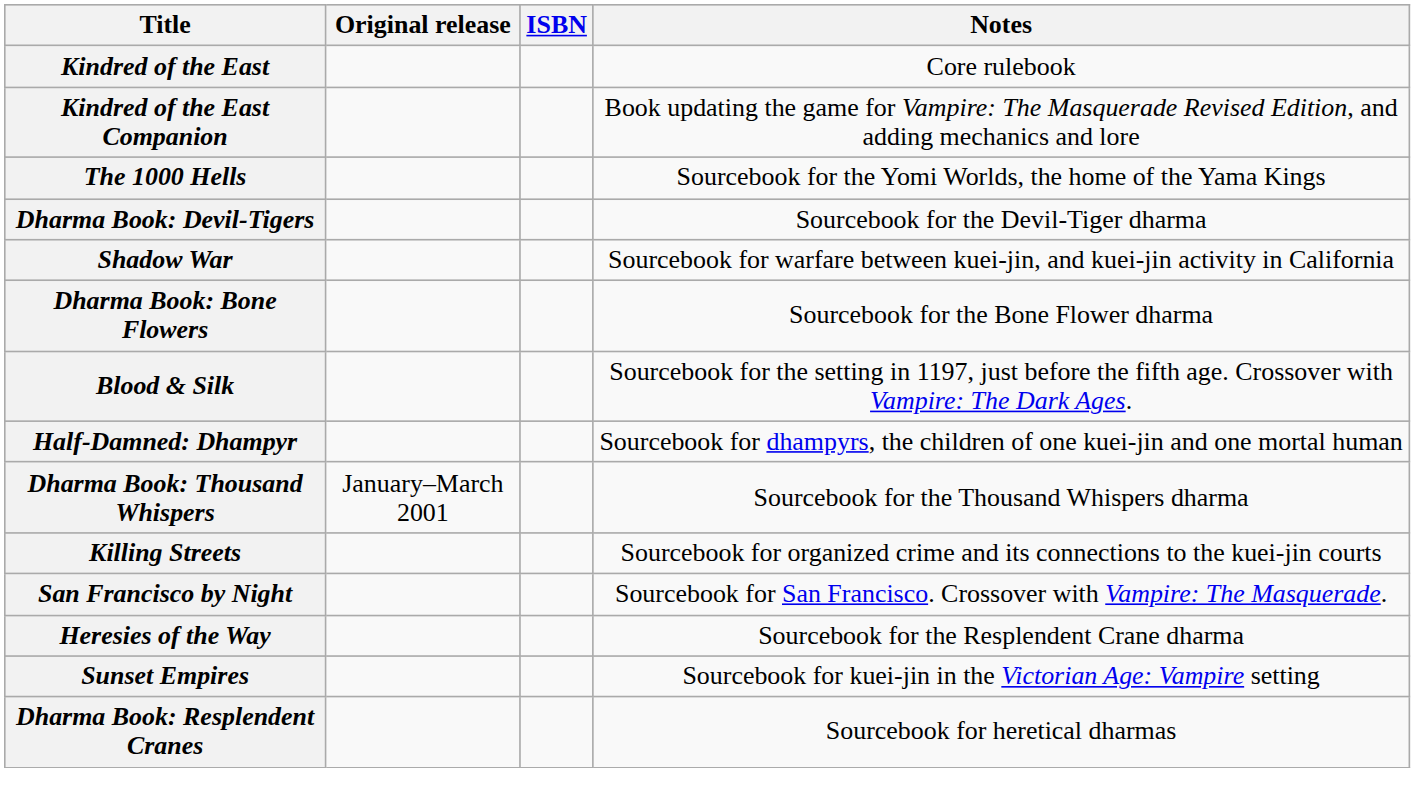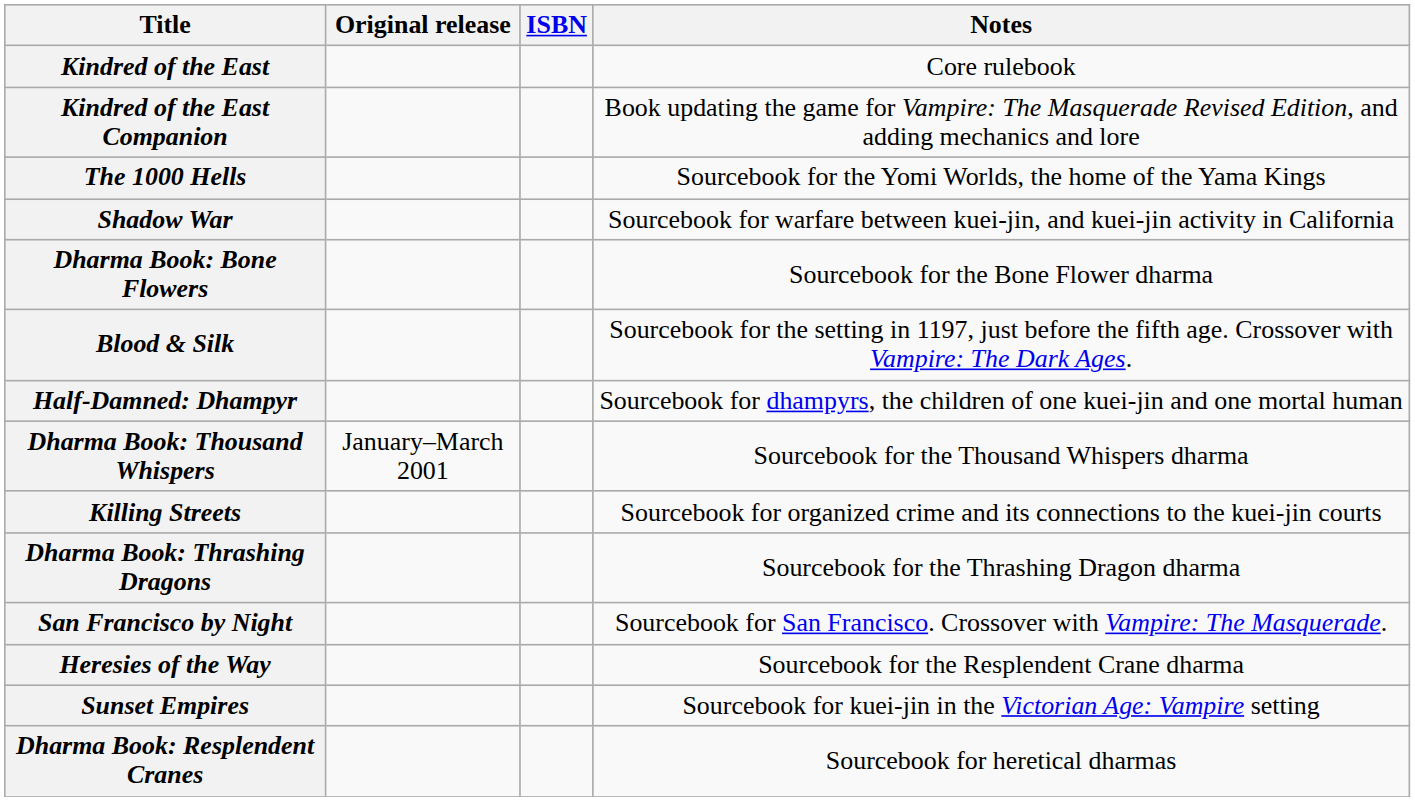- row: (165, 218)
+ row: (165, 567)
